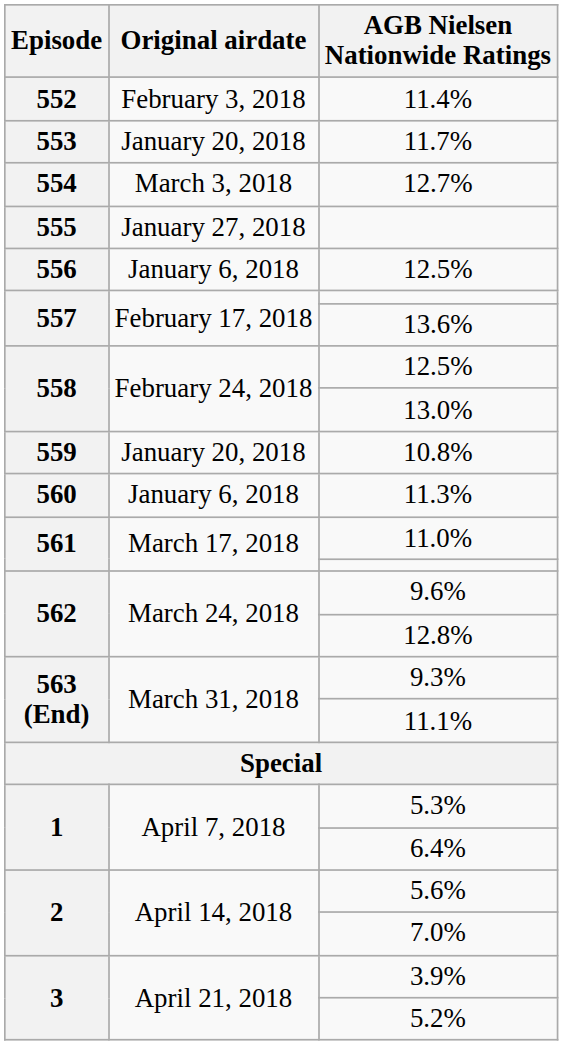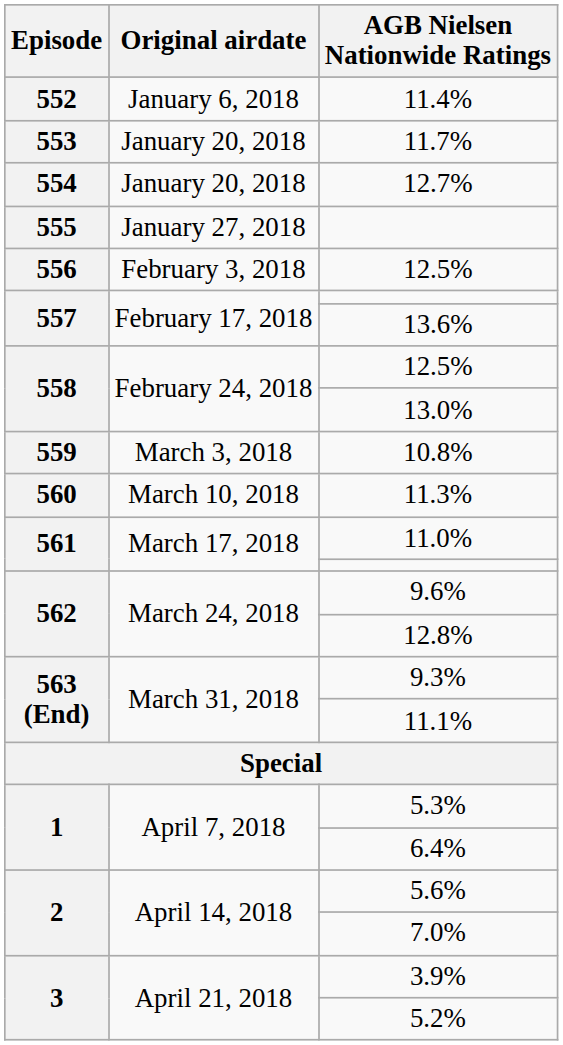(213, 98) February 3, 2018 -> (213, 98) January 6, 2018
(213, 183) March 3, 2018 -> (213, 183) January 20, 2018
(213, 269) January 6, 2018 -> (213, 269) February 3, 2018
(213, 452) January 20, 2018 -> (213, 452) March 3, 2018
(213, 494) January 6, 2018 -> (213, 494) March 10, 2018
